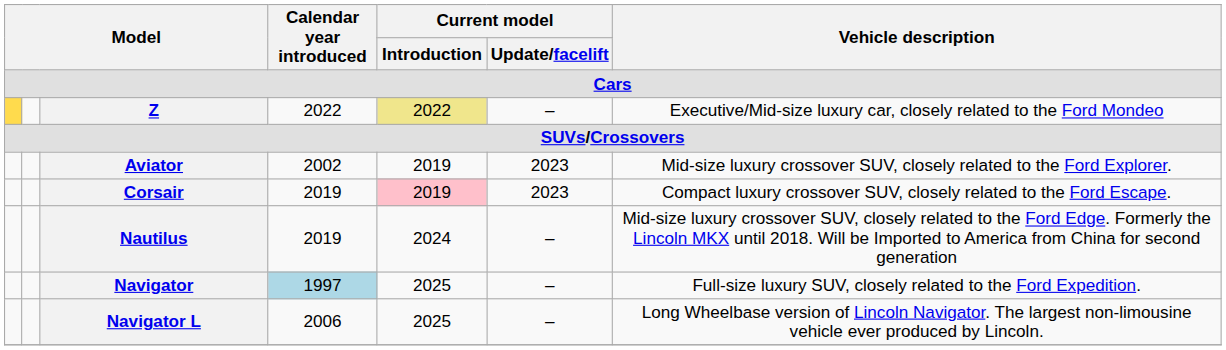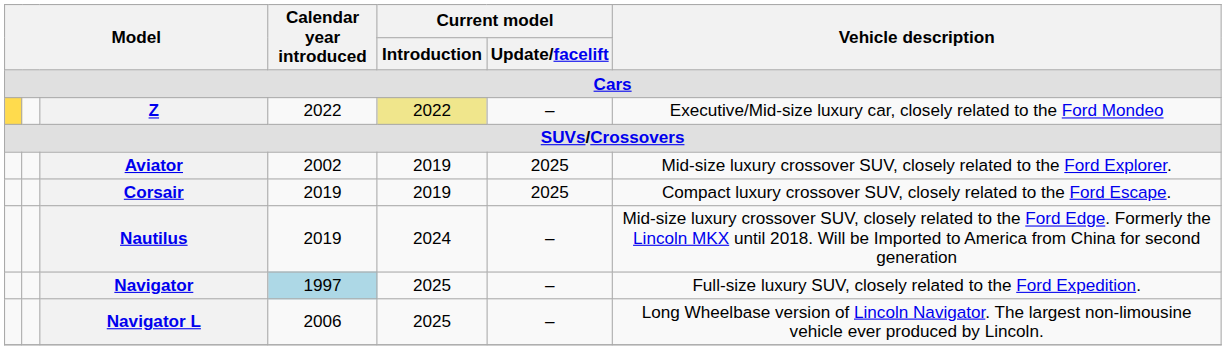(550, 165) 2023 -> (550, 165) 2025
(432, 192) pink background -> (432, 192) no background
(550, 192) 2023 -> (550, 192) 2025
